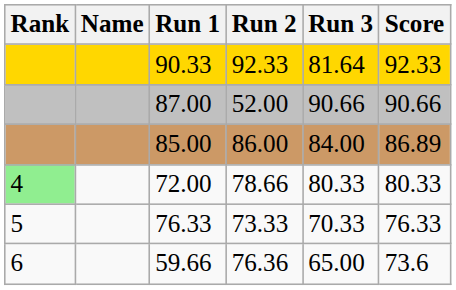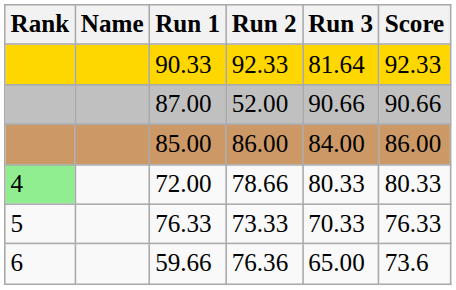(413, 143) 86.89 -> (413, 143) 86.00
